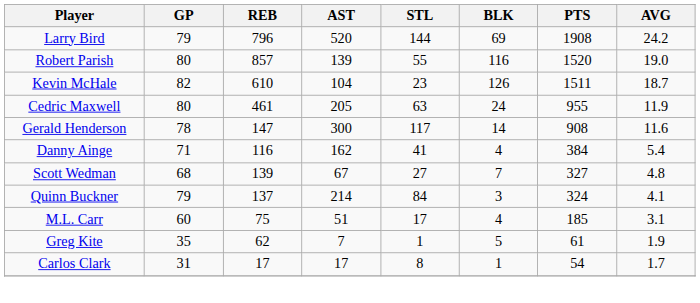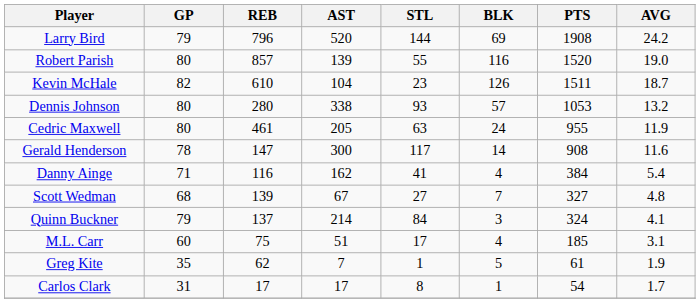+ row: (74, 106)
